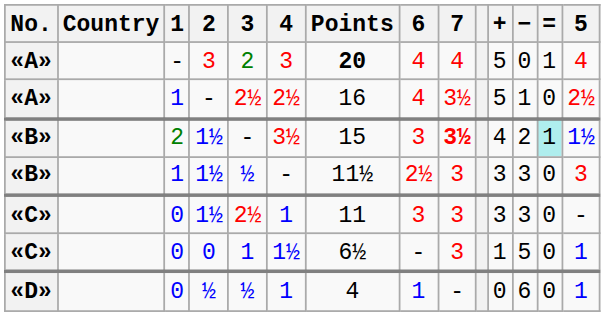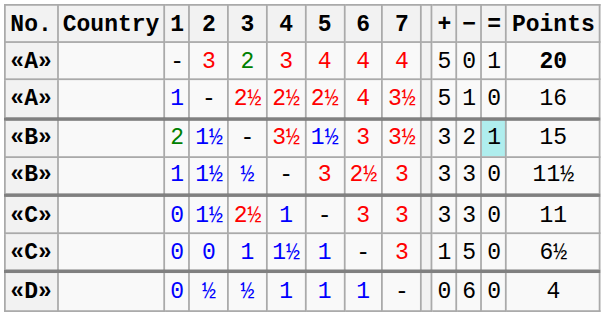columns swapped: (581, 24) <-> (352, 24)
(457, 138) bold -> (402, 138) normal
(500, 138) 4 -> (444, 138) 3
